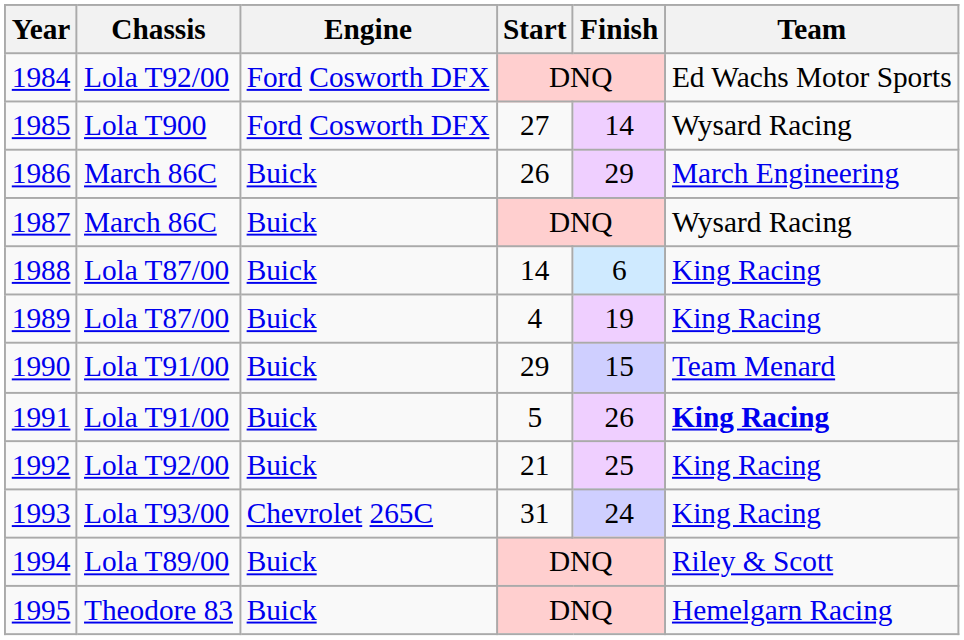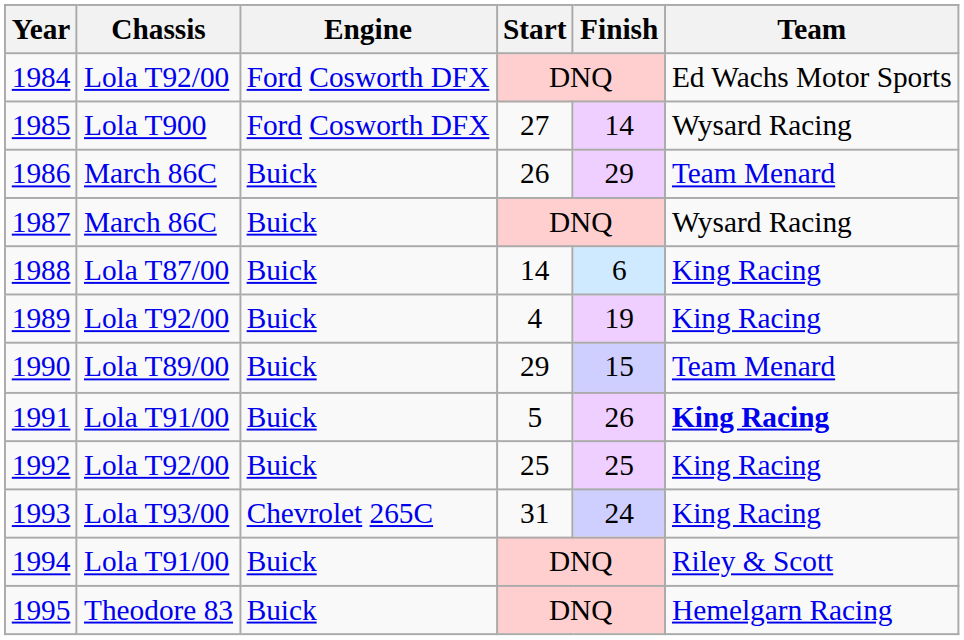(786, 173) March Engineering -> (754, 173) Team Menard
(157, 319) Lola T87/00 -> (157, 319) Lola T92/00
(157, 367) Lola T91/00 -> (157, 367) Lola T89/00
(535, 464) 21 -> (535, 464) 25
(157, 560) Lola T89/00 -> (157, 560) Lola T91/00
